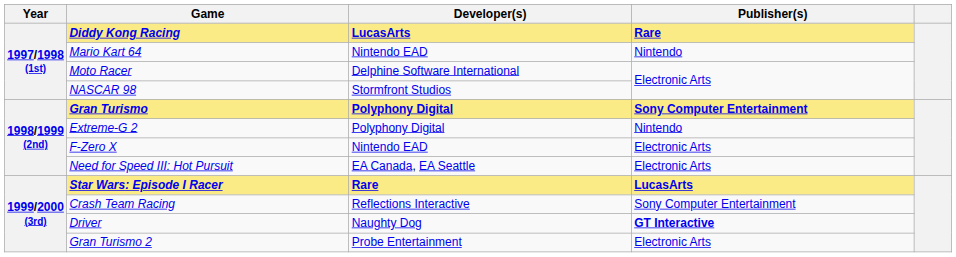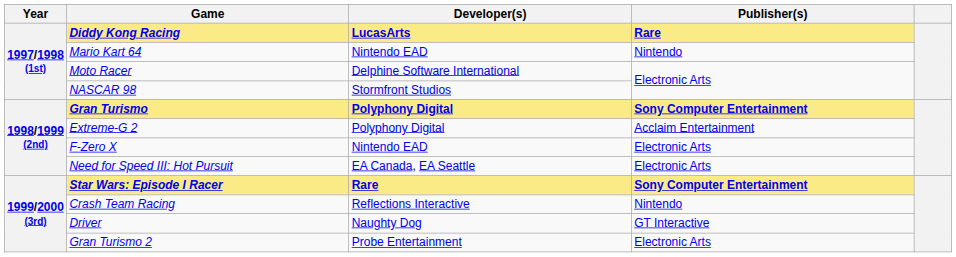(658, 128) Nintendo -> (694, 128) Acclaim Entertainment
(664, 185) LucasArts -> (721, 185) Sony Computer Entertainment
(715, 204) Sony Computer Entertainment -> (658, 204) Nintendo
(674, 223) bold -> (672, 223) normal
